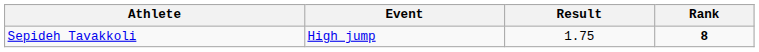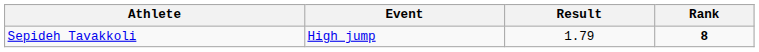(579, 36) 1.75 -> (579, 36) 1.79
